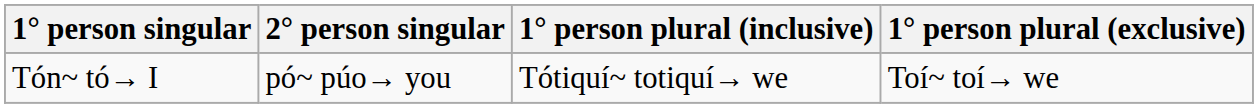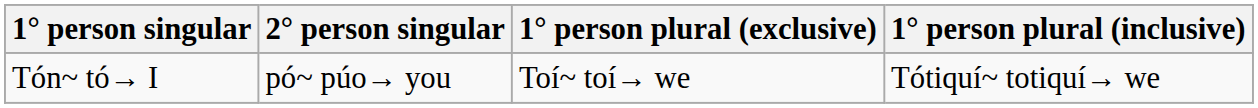columns swapped: (1067, 28) <-> (696, 28)
